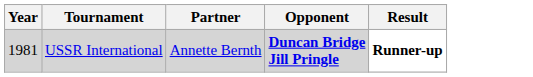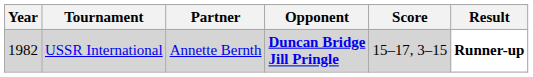+ column: (410, 17)
(23, 50) 1981 -> (23, 50) 1982
